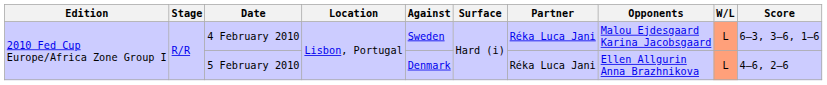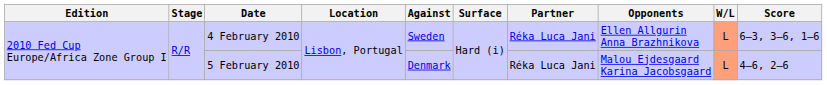(656, 36) Malou Ejdesgaard Karina Jacobsgaard -> (650, 36) Ellen Allgurin Anna Brazhnikova
(650, 65) Ellen Allgurin Anna Brazhnikova -> (656, 65) Malou Ejdesgaard Karina Jacobsgaard
